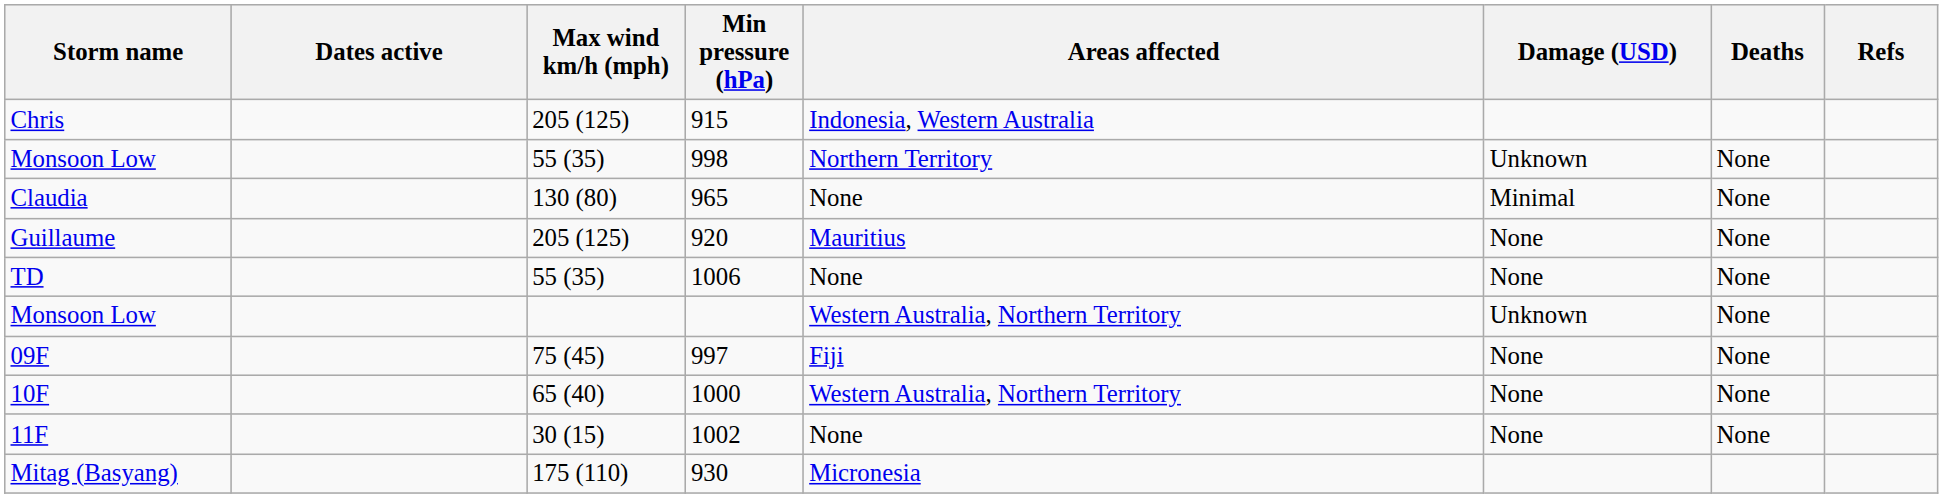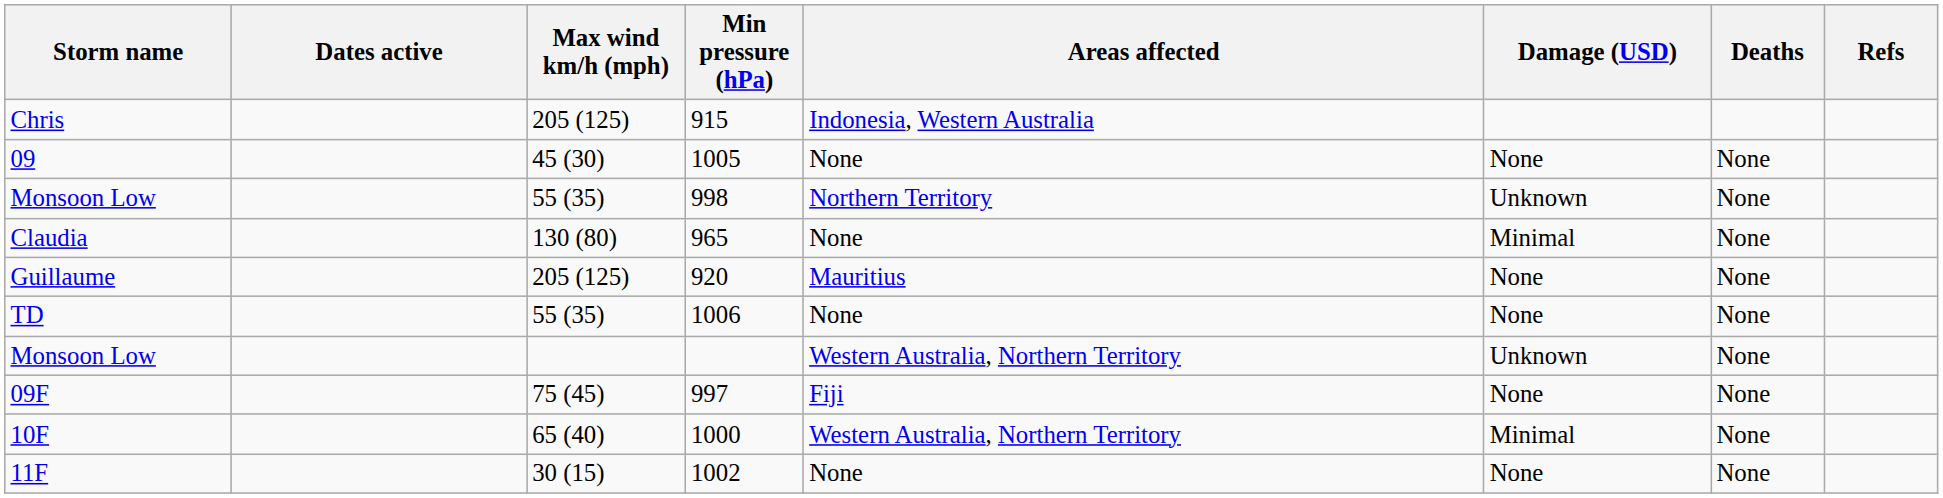+ row: (23, 158)
(1517, 394) None -> (1532, 433) Minimal
- row: (94, 473)
